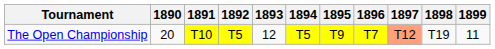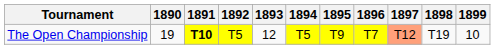(167, 35) 20 -> (167, 35) 19
(201, 35) normal -> (201, 35) bold
(473, 35) 11 -> (473, 35) 10
